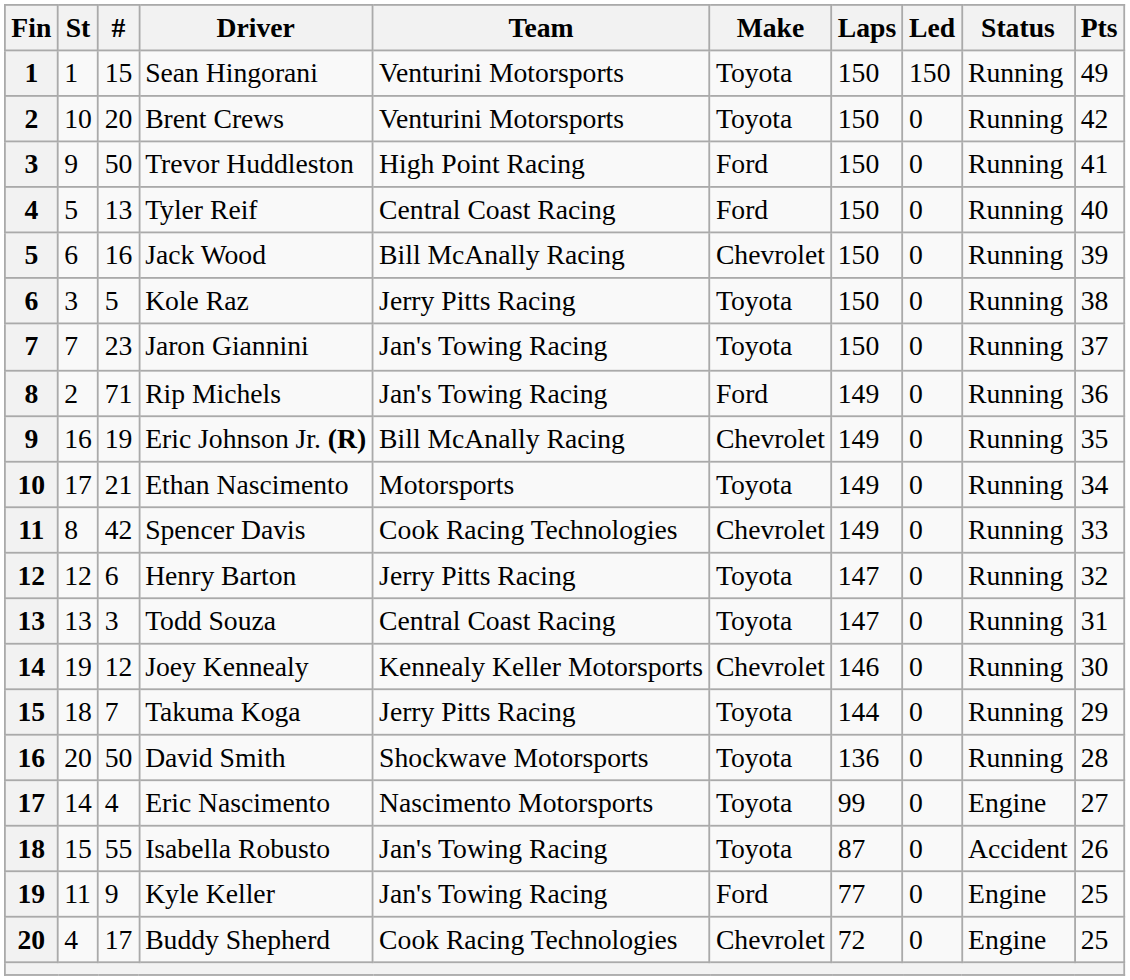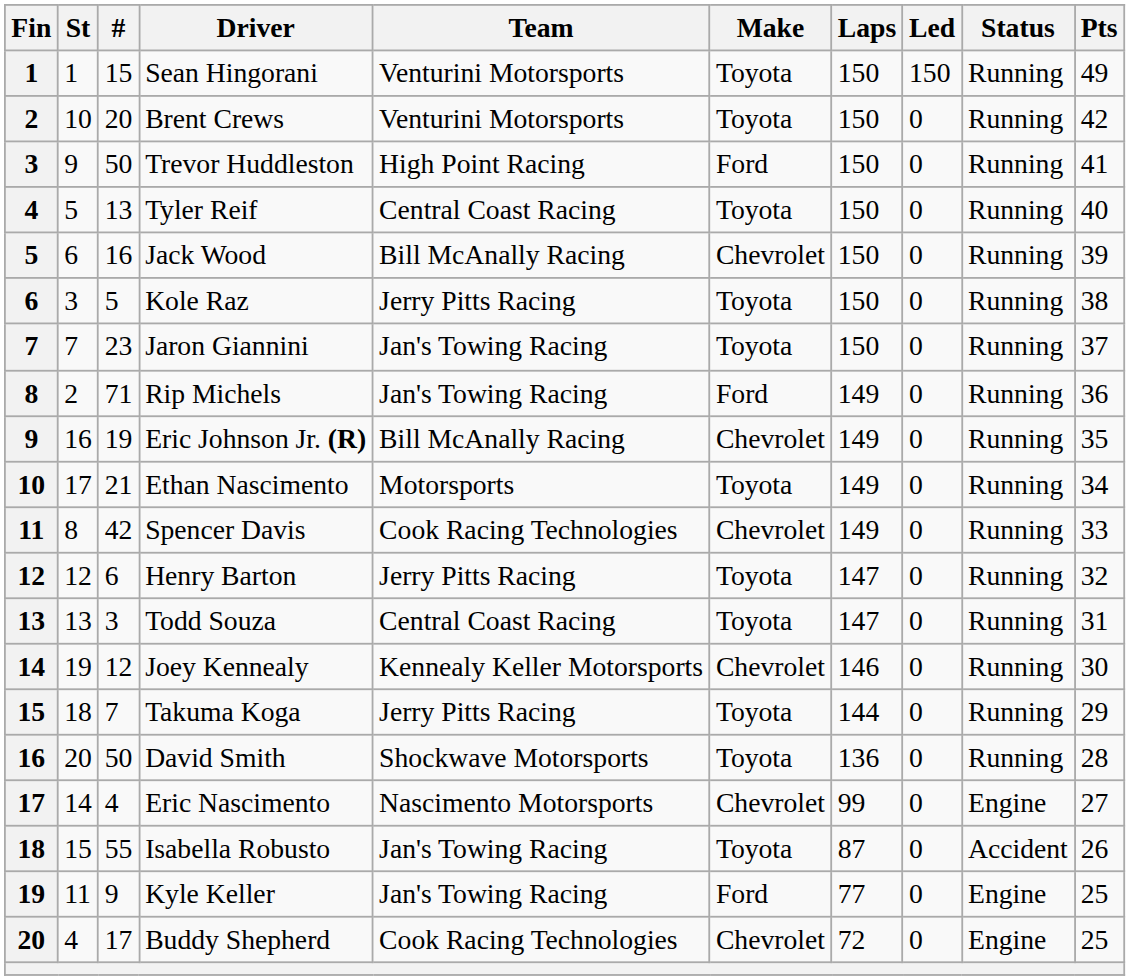(742, 209) Ford -> (754, 209) Toyota
(754, 802) Toyota -> (770, 802) Chevrolet
